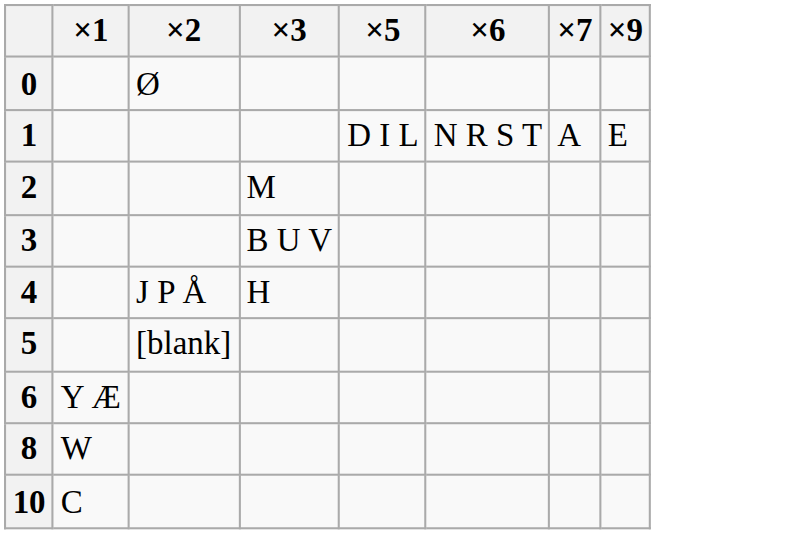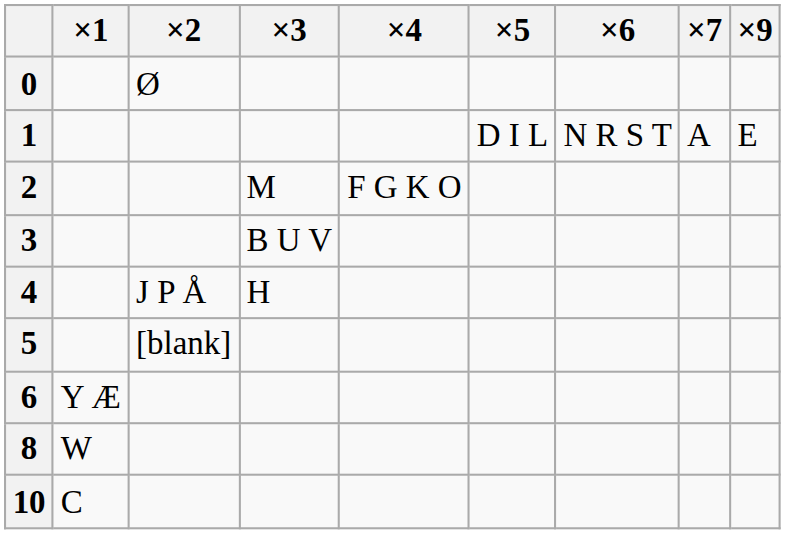+ column: (404, 30)
